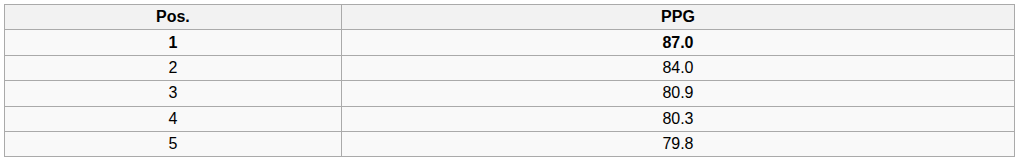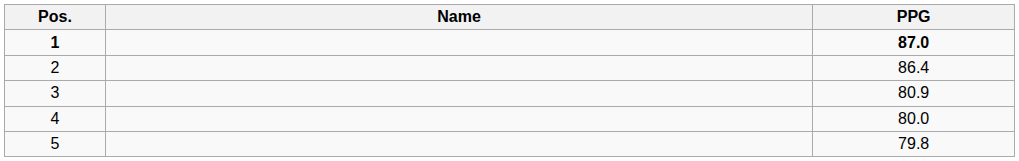+ column: (459, 17)
(678, 67) 84.0 -> (914, 67) 86.4
(678, 118) 80.3 -> (914, 118) 80.0
